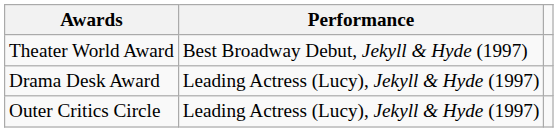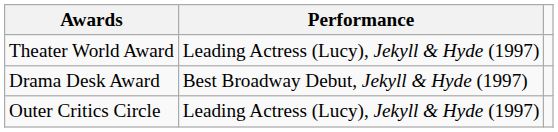(355, 50) Best Broadway Debut, Jekyll & Hyde (1997) -> (361, 50) Leading Actress (Lucy), Jekyll & Hyde (1997)
(361, 80) Leading Actress (Lucy), Jekyll & Hyde (1997) -> (355, 80) Best Broadway Debut, Jekyll & Hyde (1997)
